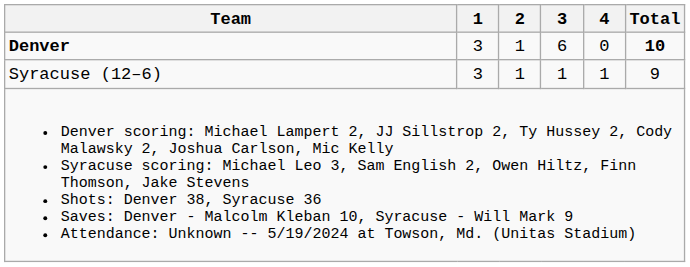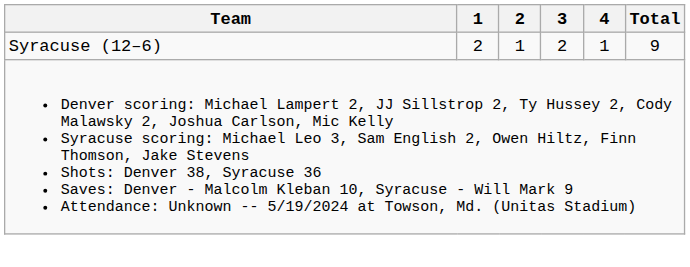- row: (39, 46)
(478, 74) 3 -> (478, 46) 2
(562, 74) 1 -> (562, 46) 2
